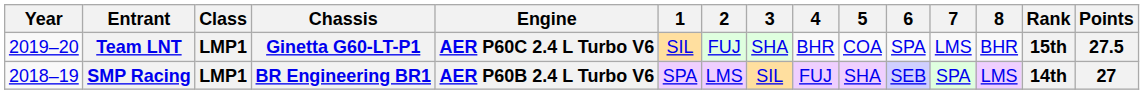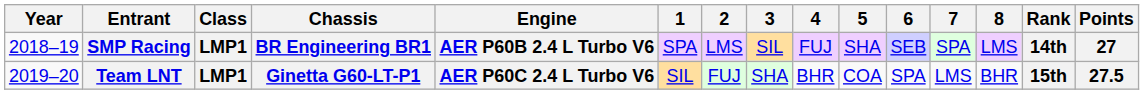rows swapped: (139, 75) <-> (139, 47)
